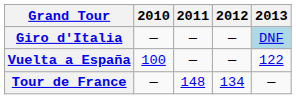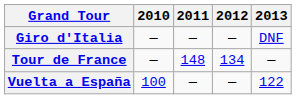(271, 38) lightblue background -> (271, 38) no background
rows swapped: (69, 82) <-> (69, 60)
